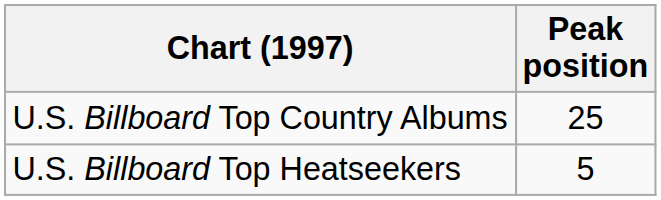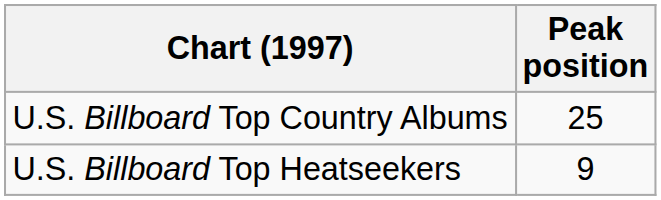(585, 169) 5 -> (585, 169) 9
